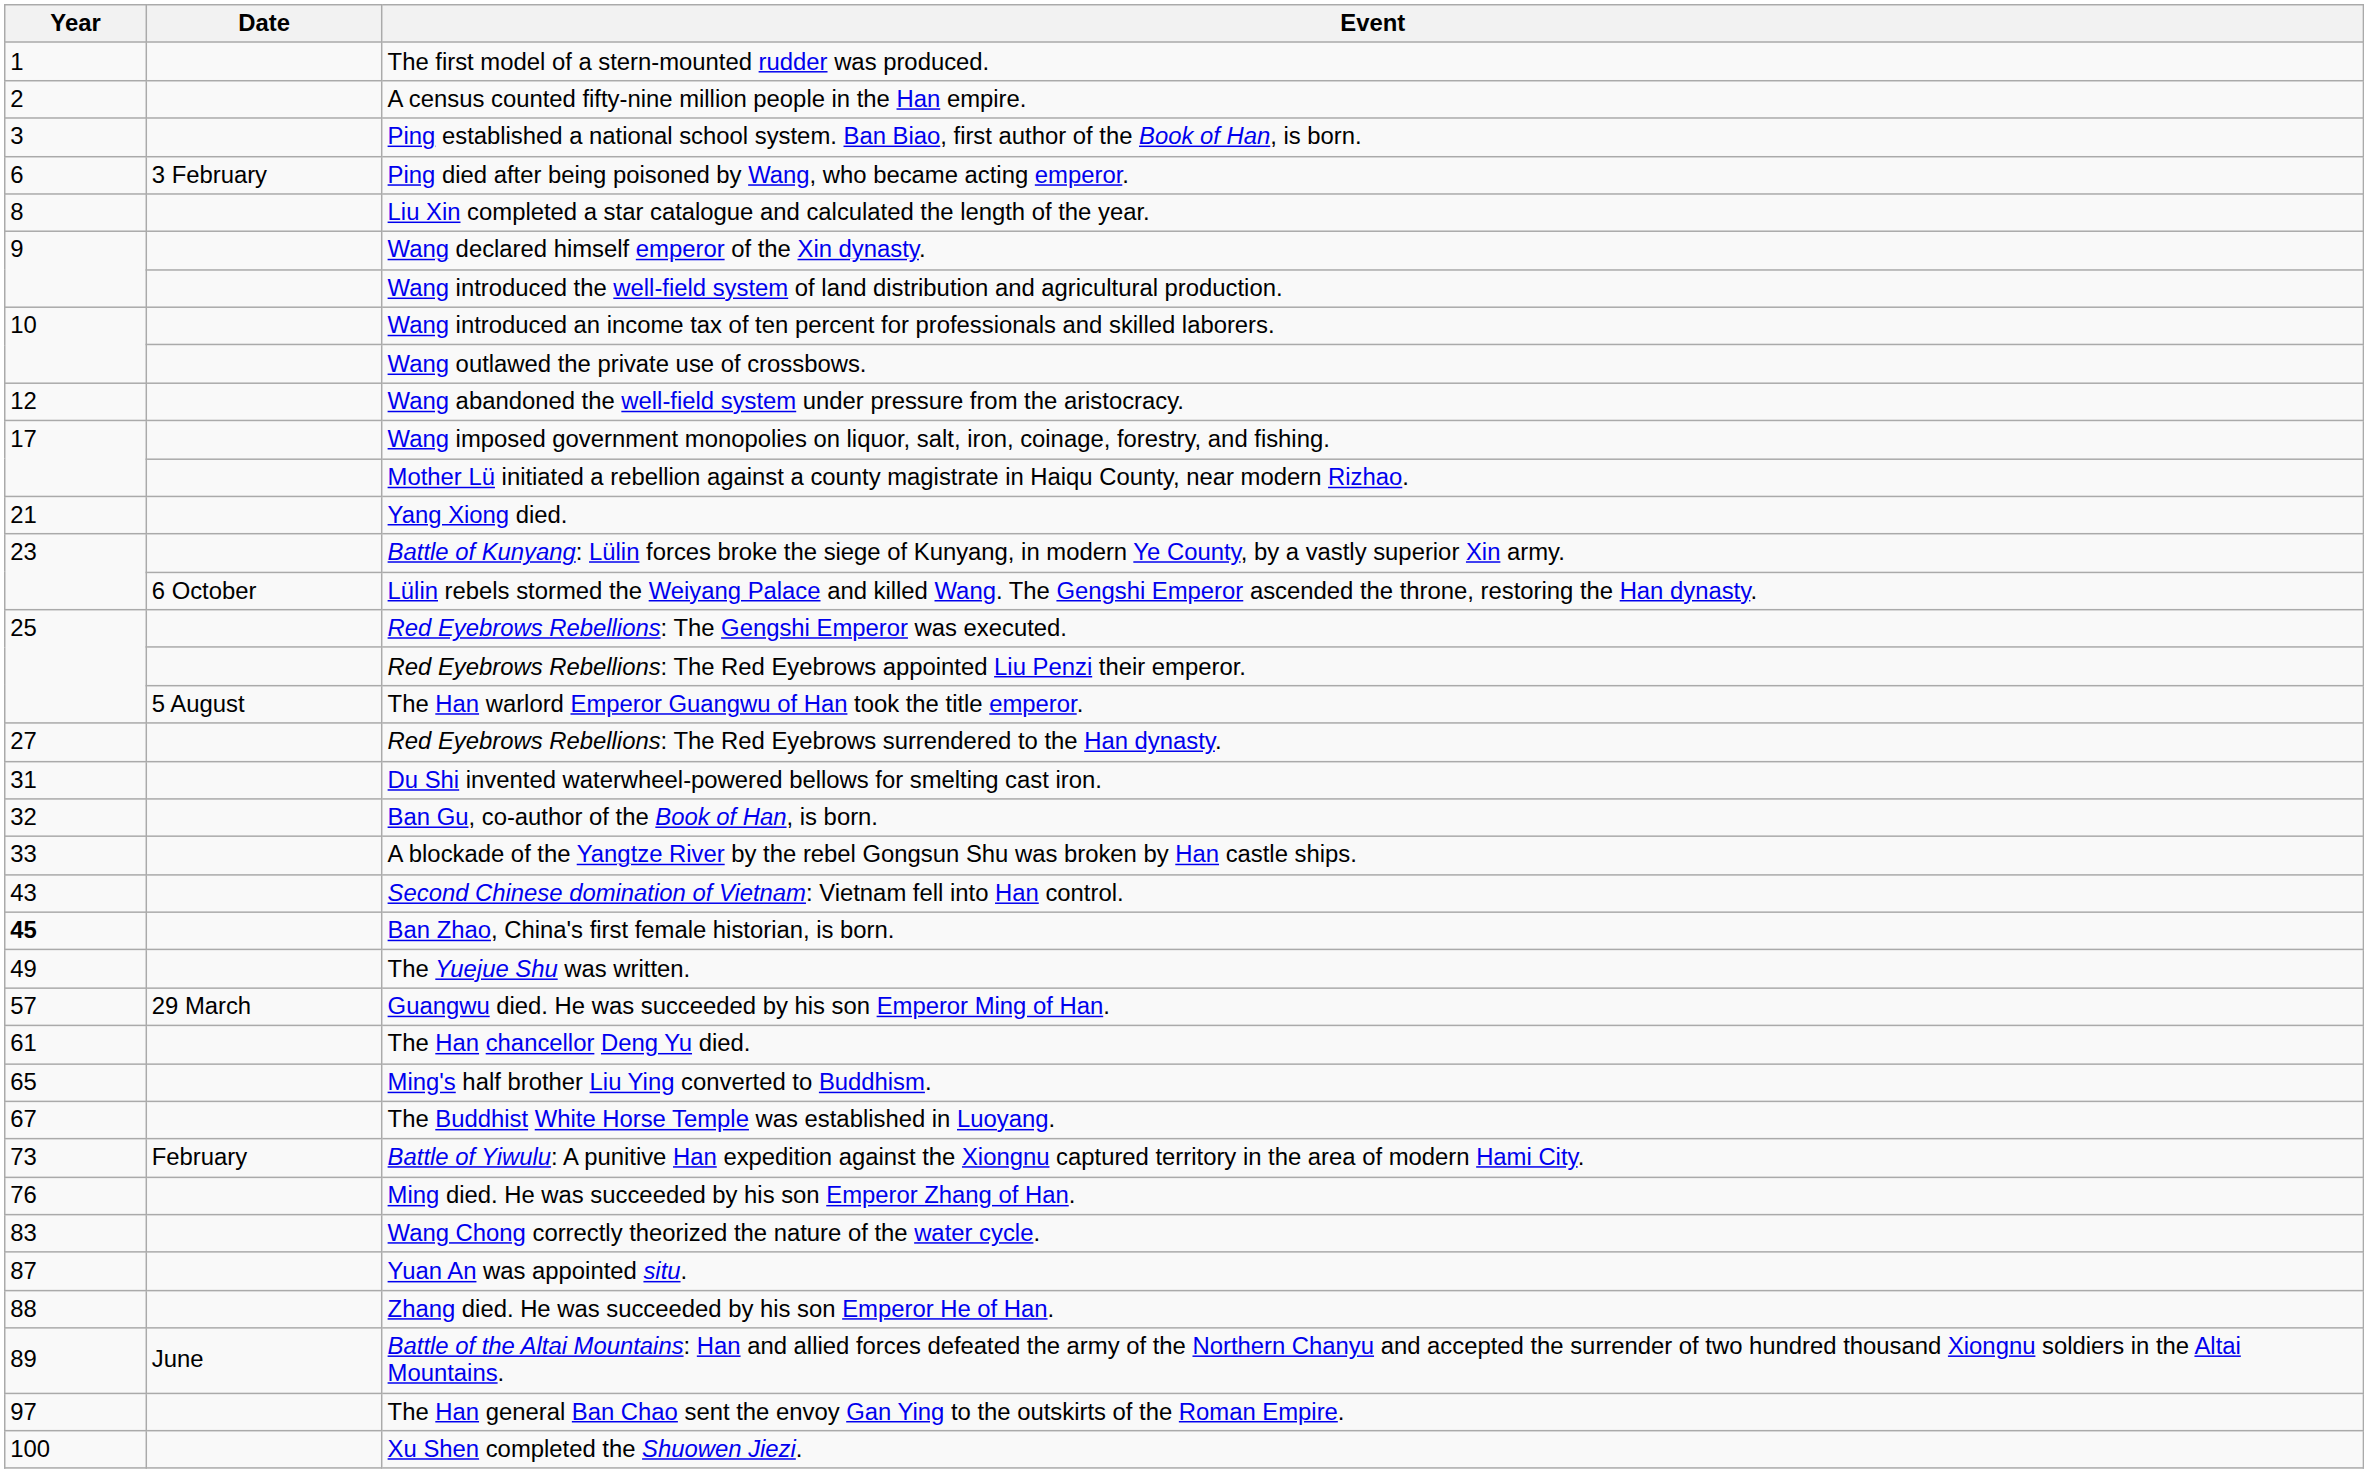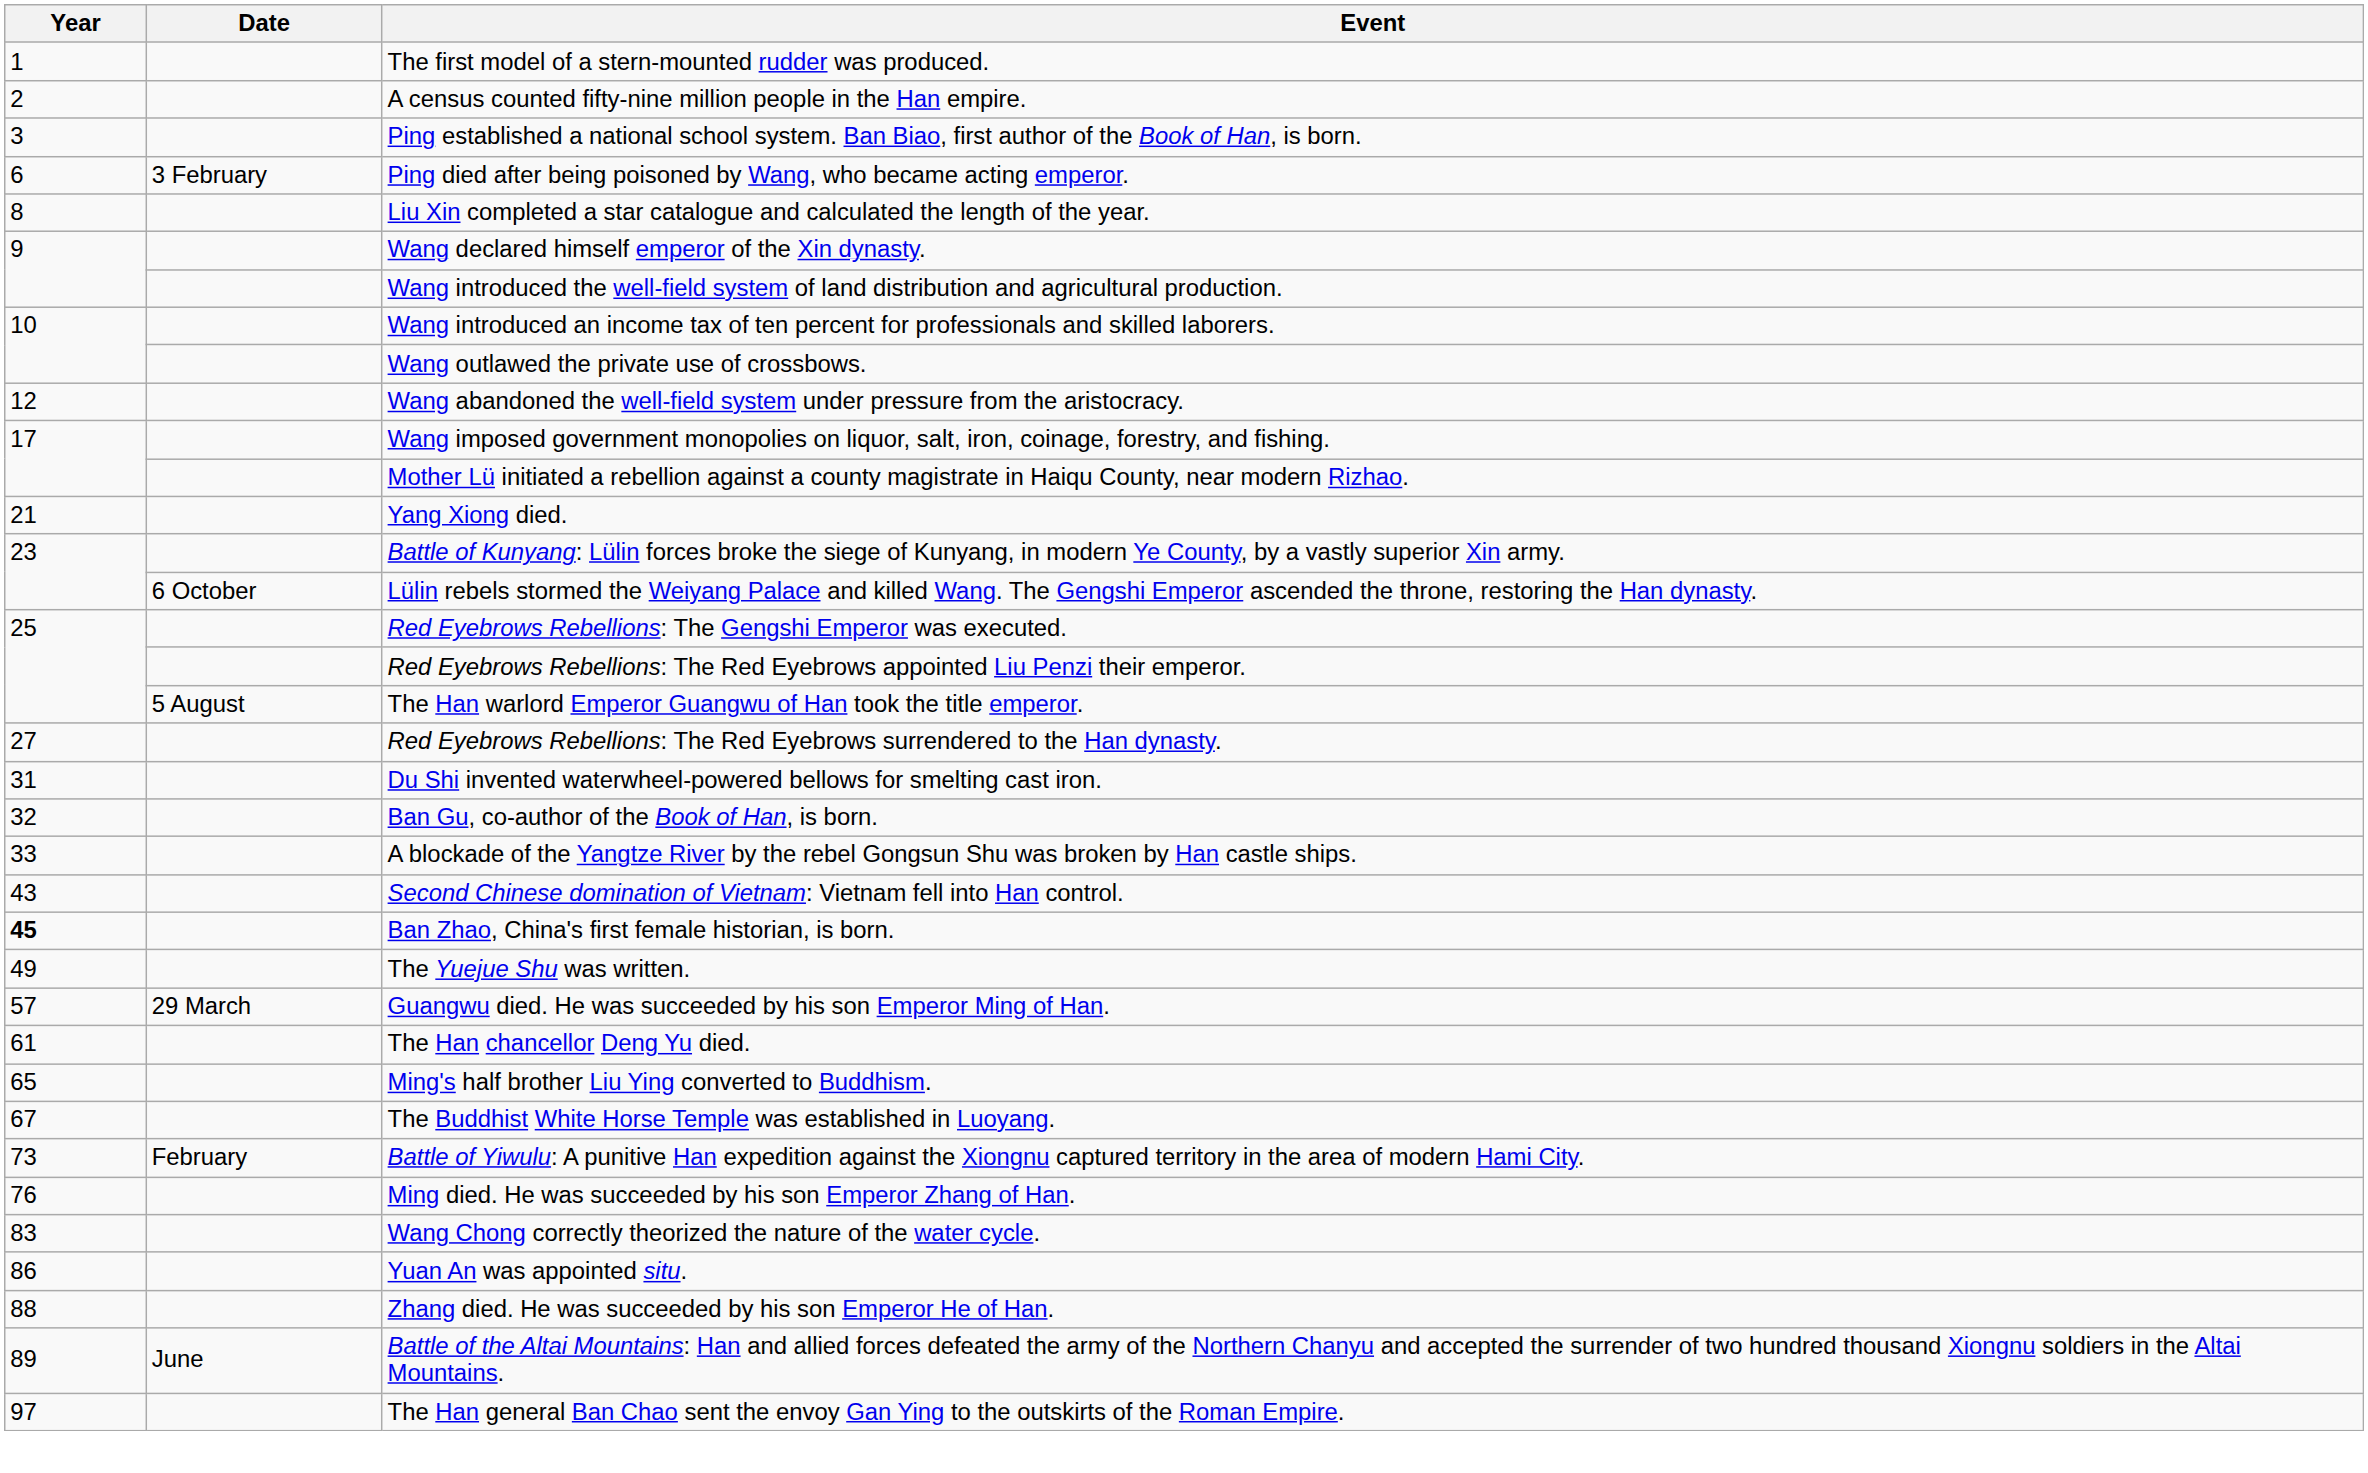(23, 1271) 87 -> (23, 1271) 86
- row: (595, 1449)
